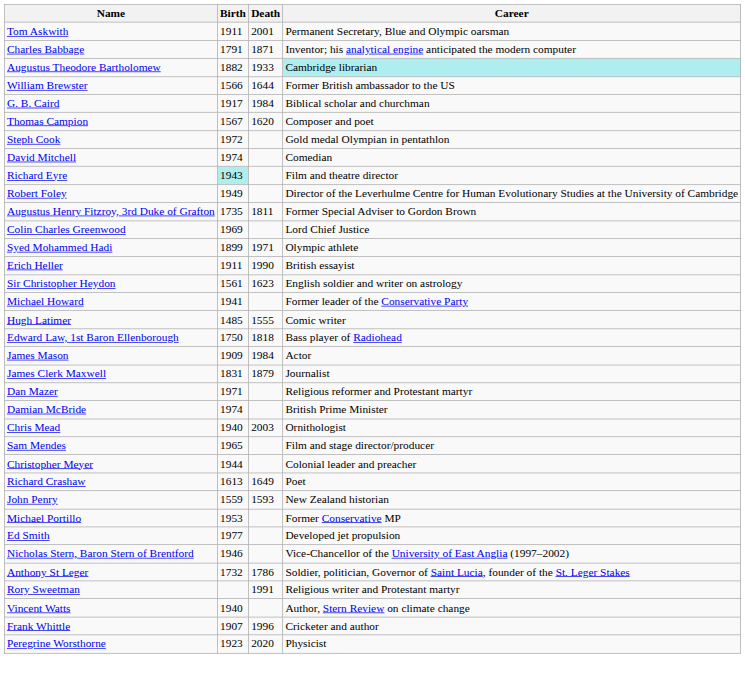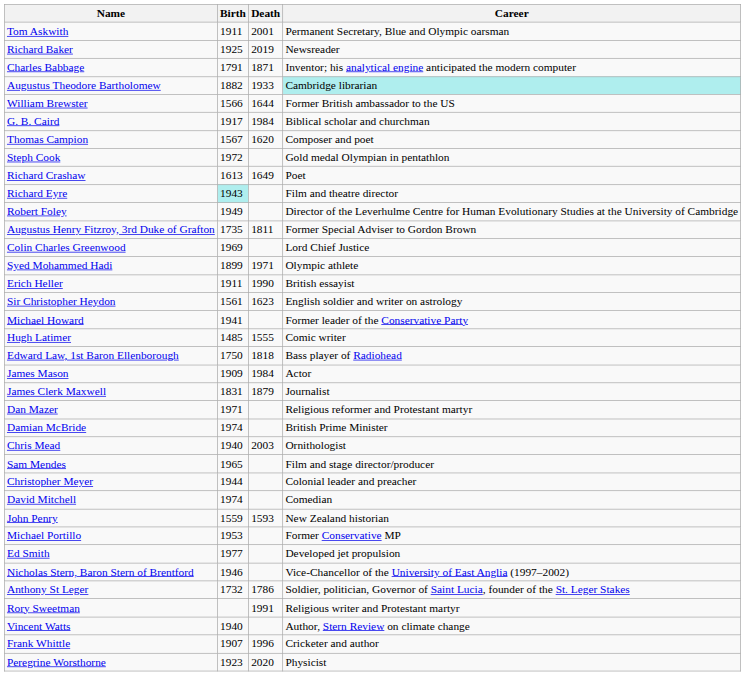+ row: (40, 49)
rows swapped: (46, 481) <-> (42, 157)
